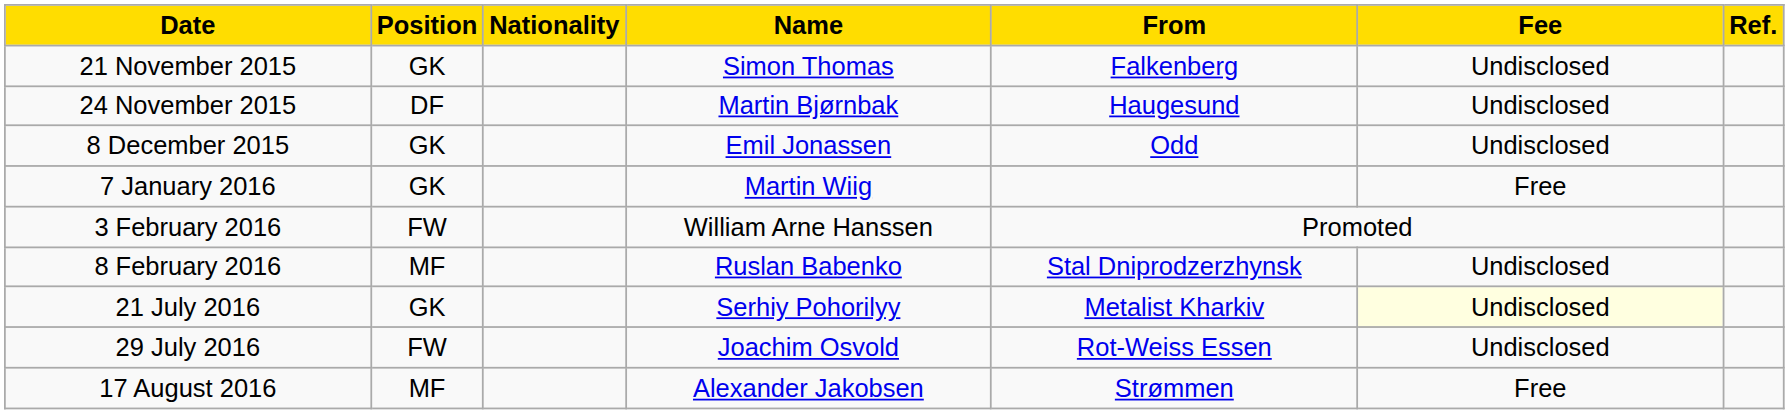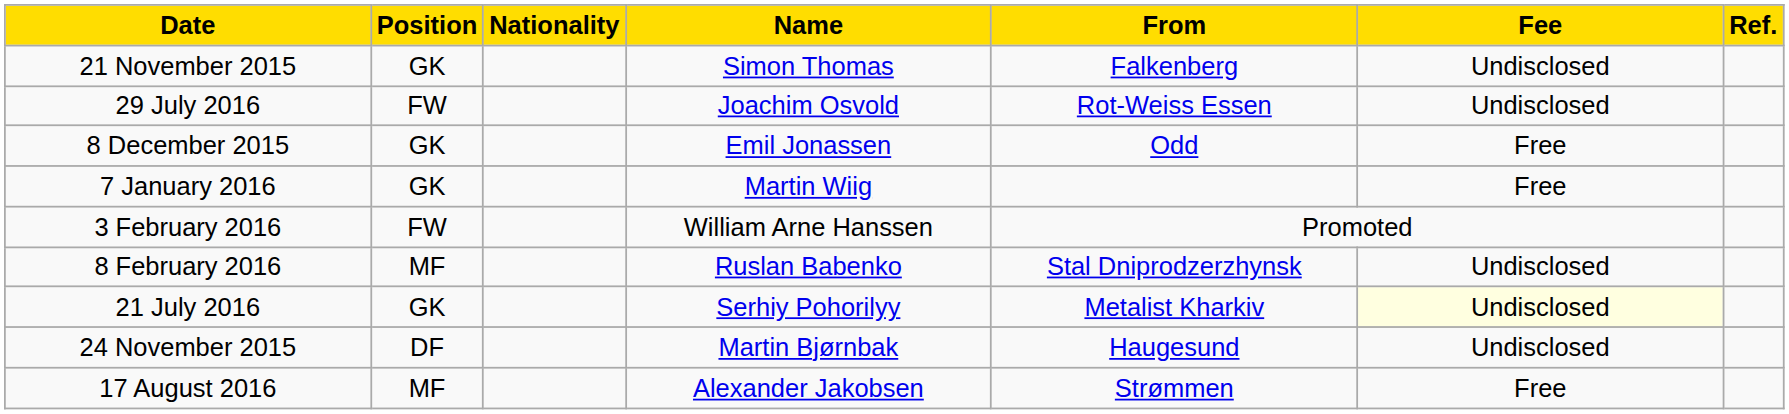rows swapped: (188, 106) <-> (188, 348)
(1540, 146) Undisclosed -> (1540, 146) Free
